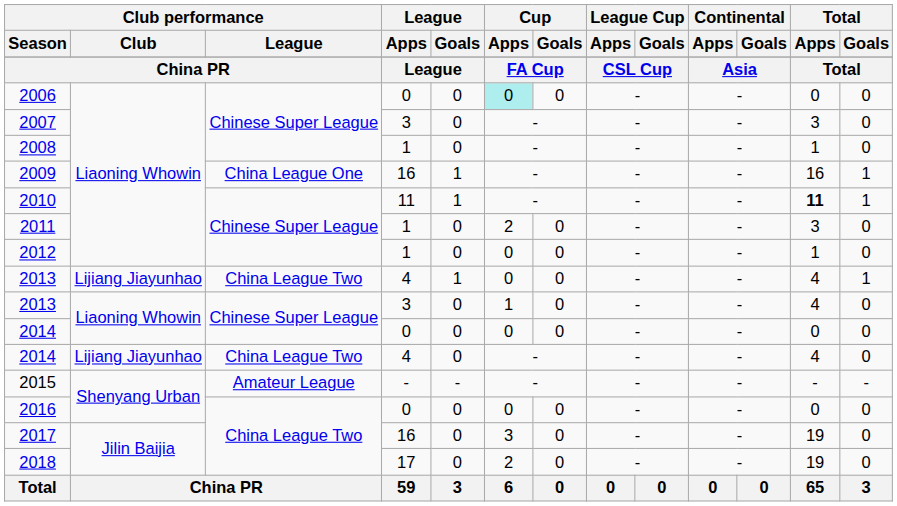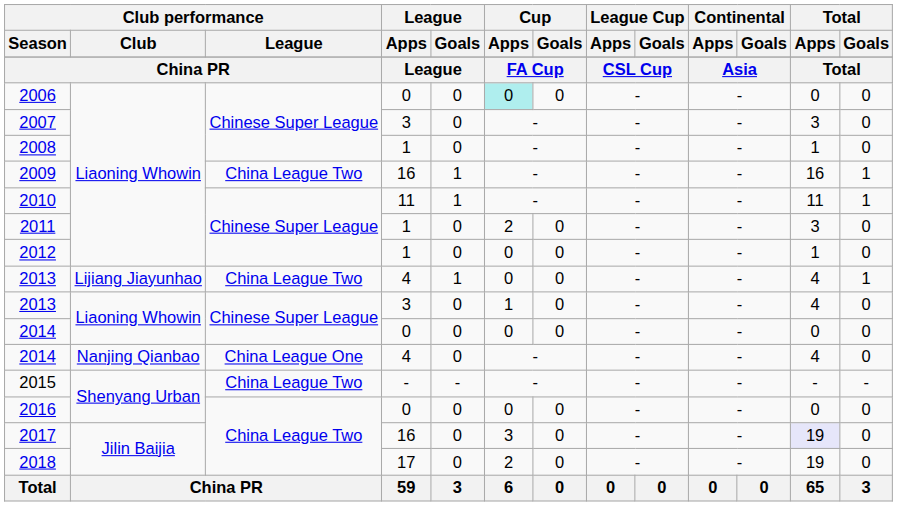(294, 174) China League One -> (294, 174) China League Two
(815, 200) bold -> (815, 200) normal
(138, 357) Lijiang Jiayunhao -> (138, 357) Nanjing Qianbao
(294, 357) China League Two -> (294, 357) China League One
(294, 383) Amateur League -> (294, 383) China League Two
(815, 435) no background -> (815, 435) lavender background
